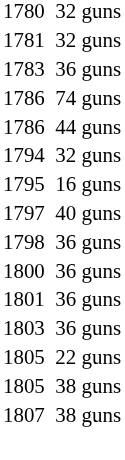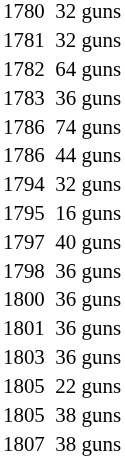+ row: (24, 69)
